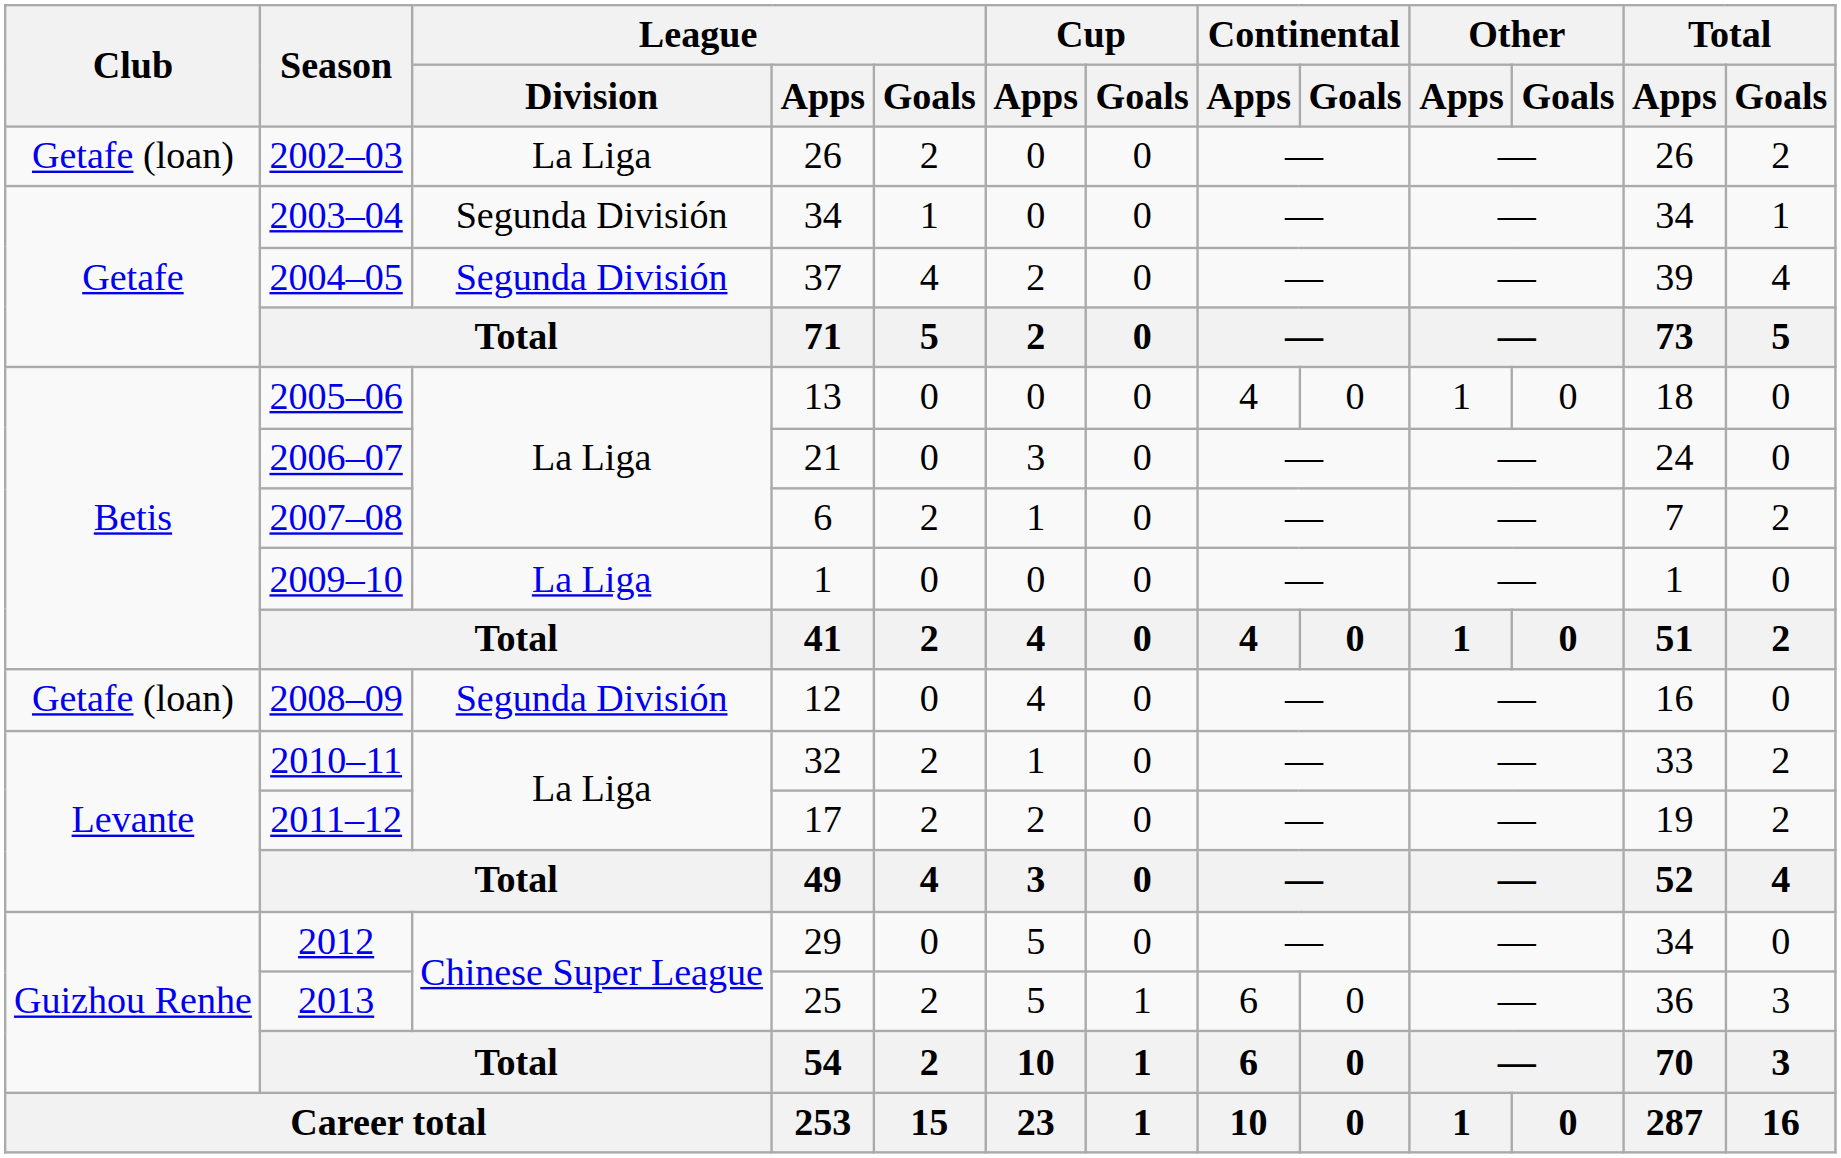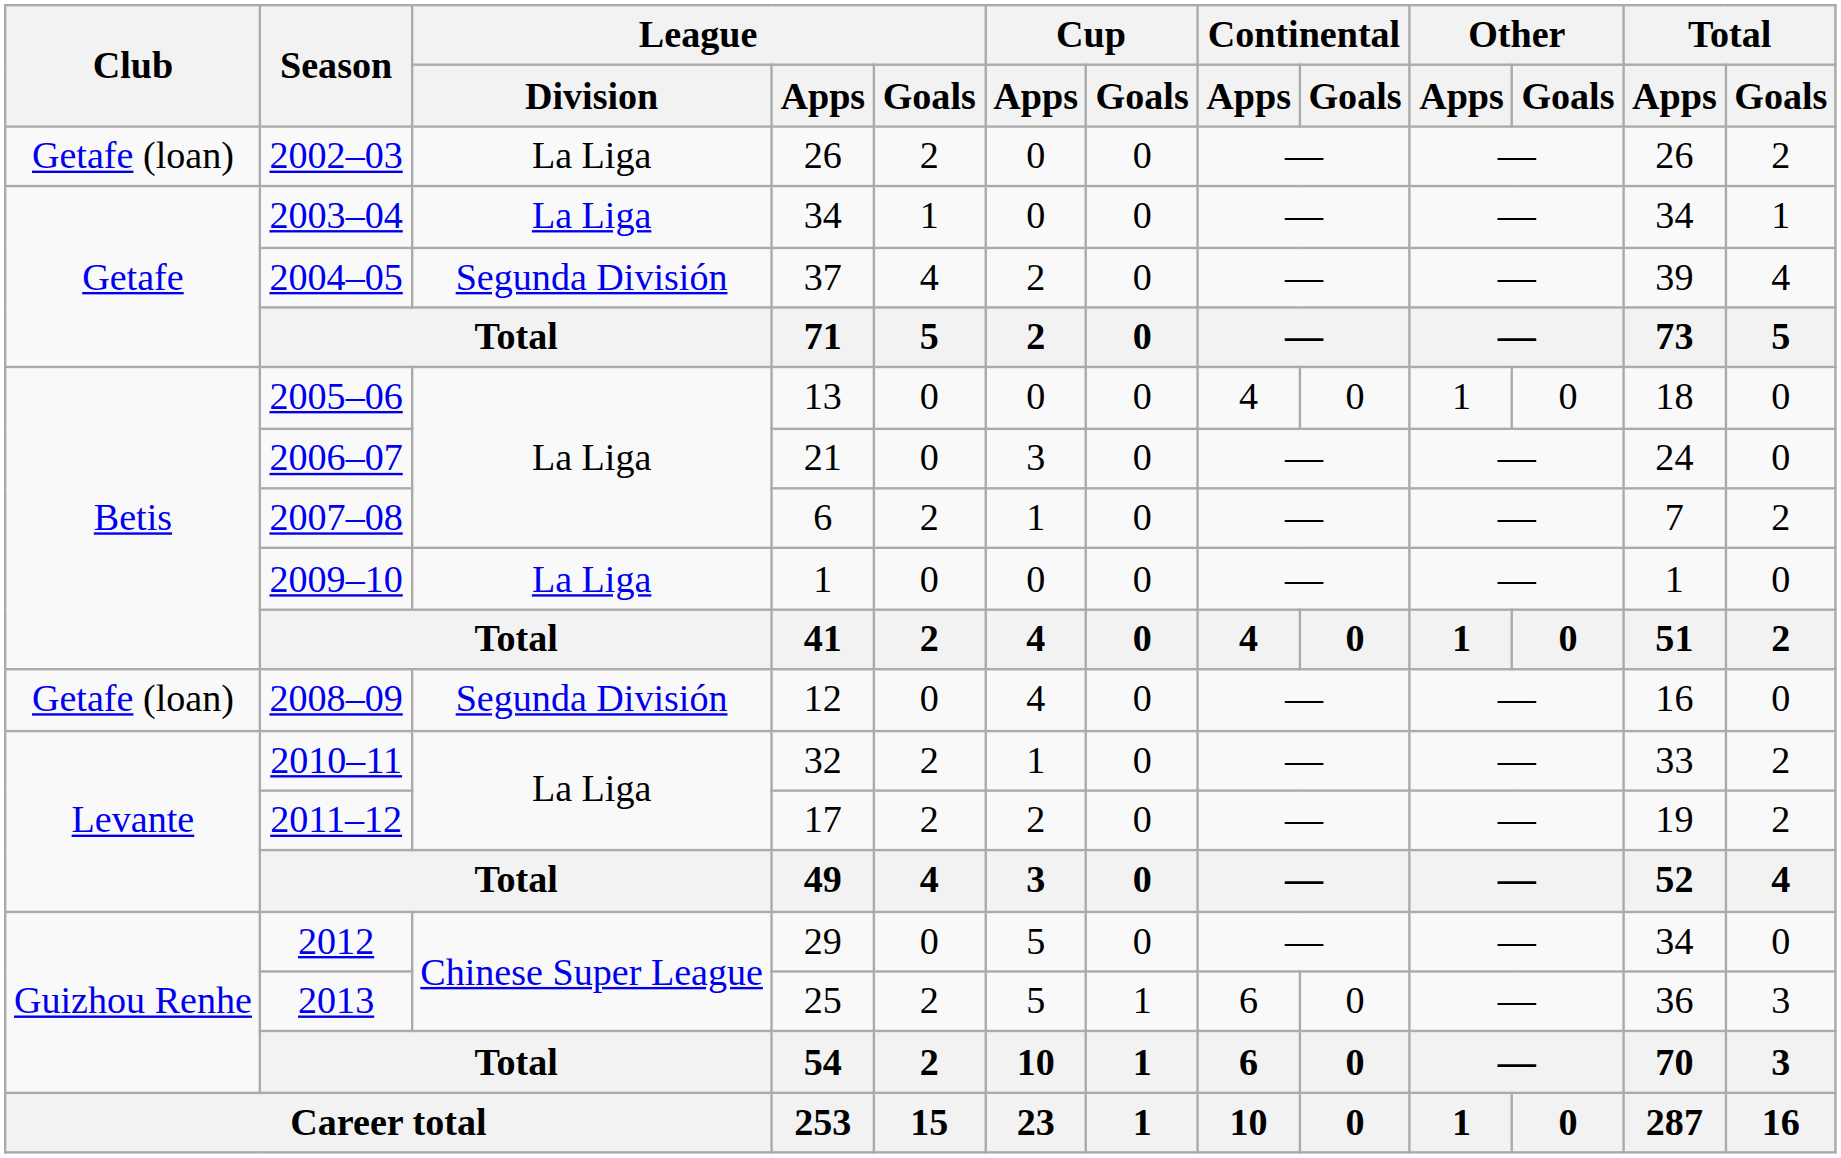(592, 215) Segunda División -> (592, 215) La Liga
